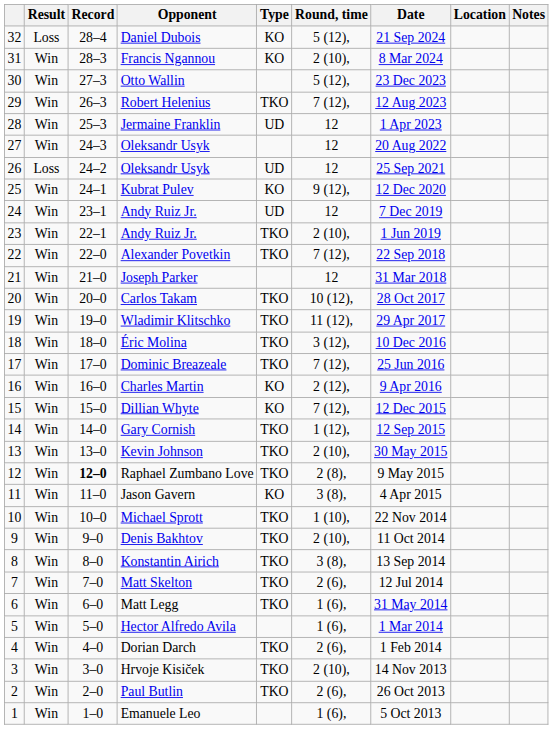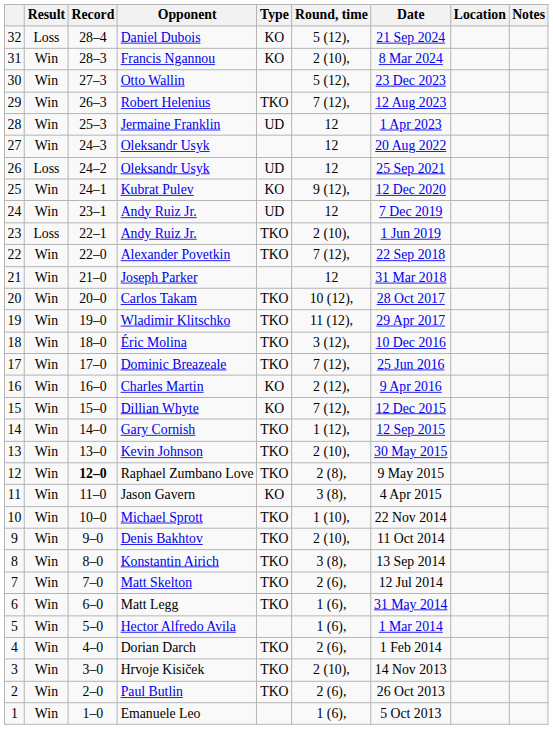(46, 233) Win -> (46, 233) Loss
